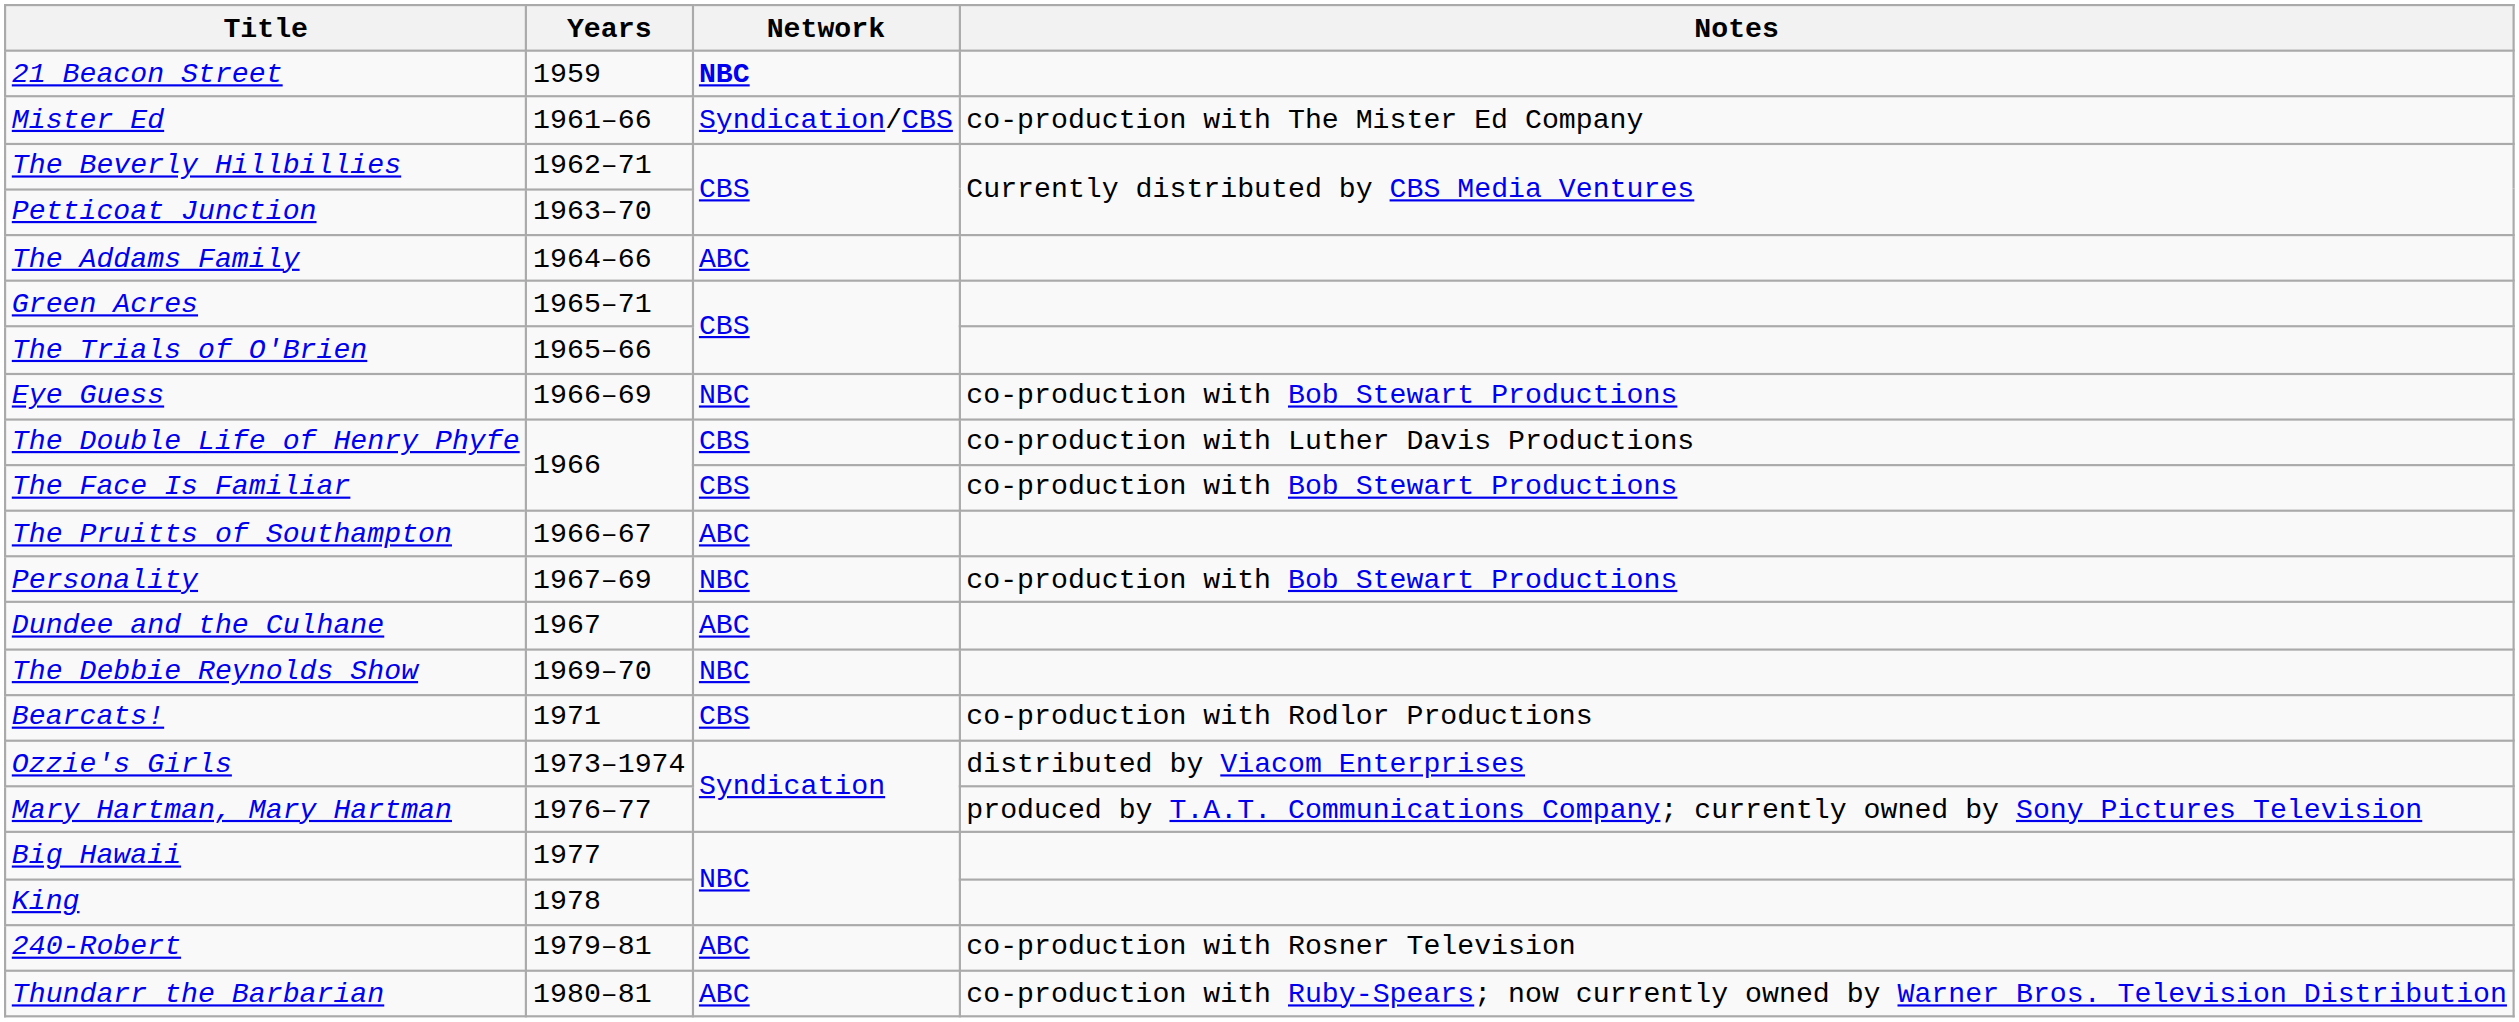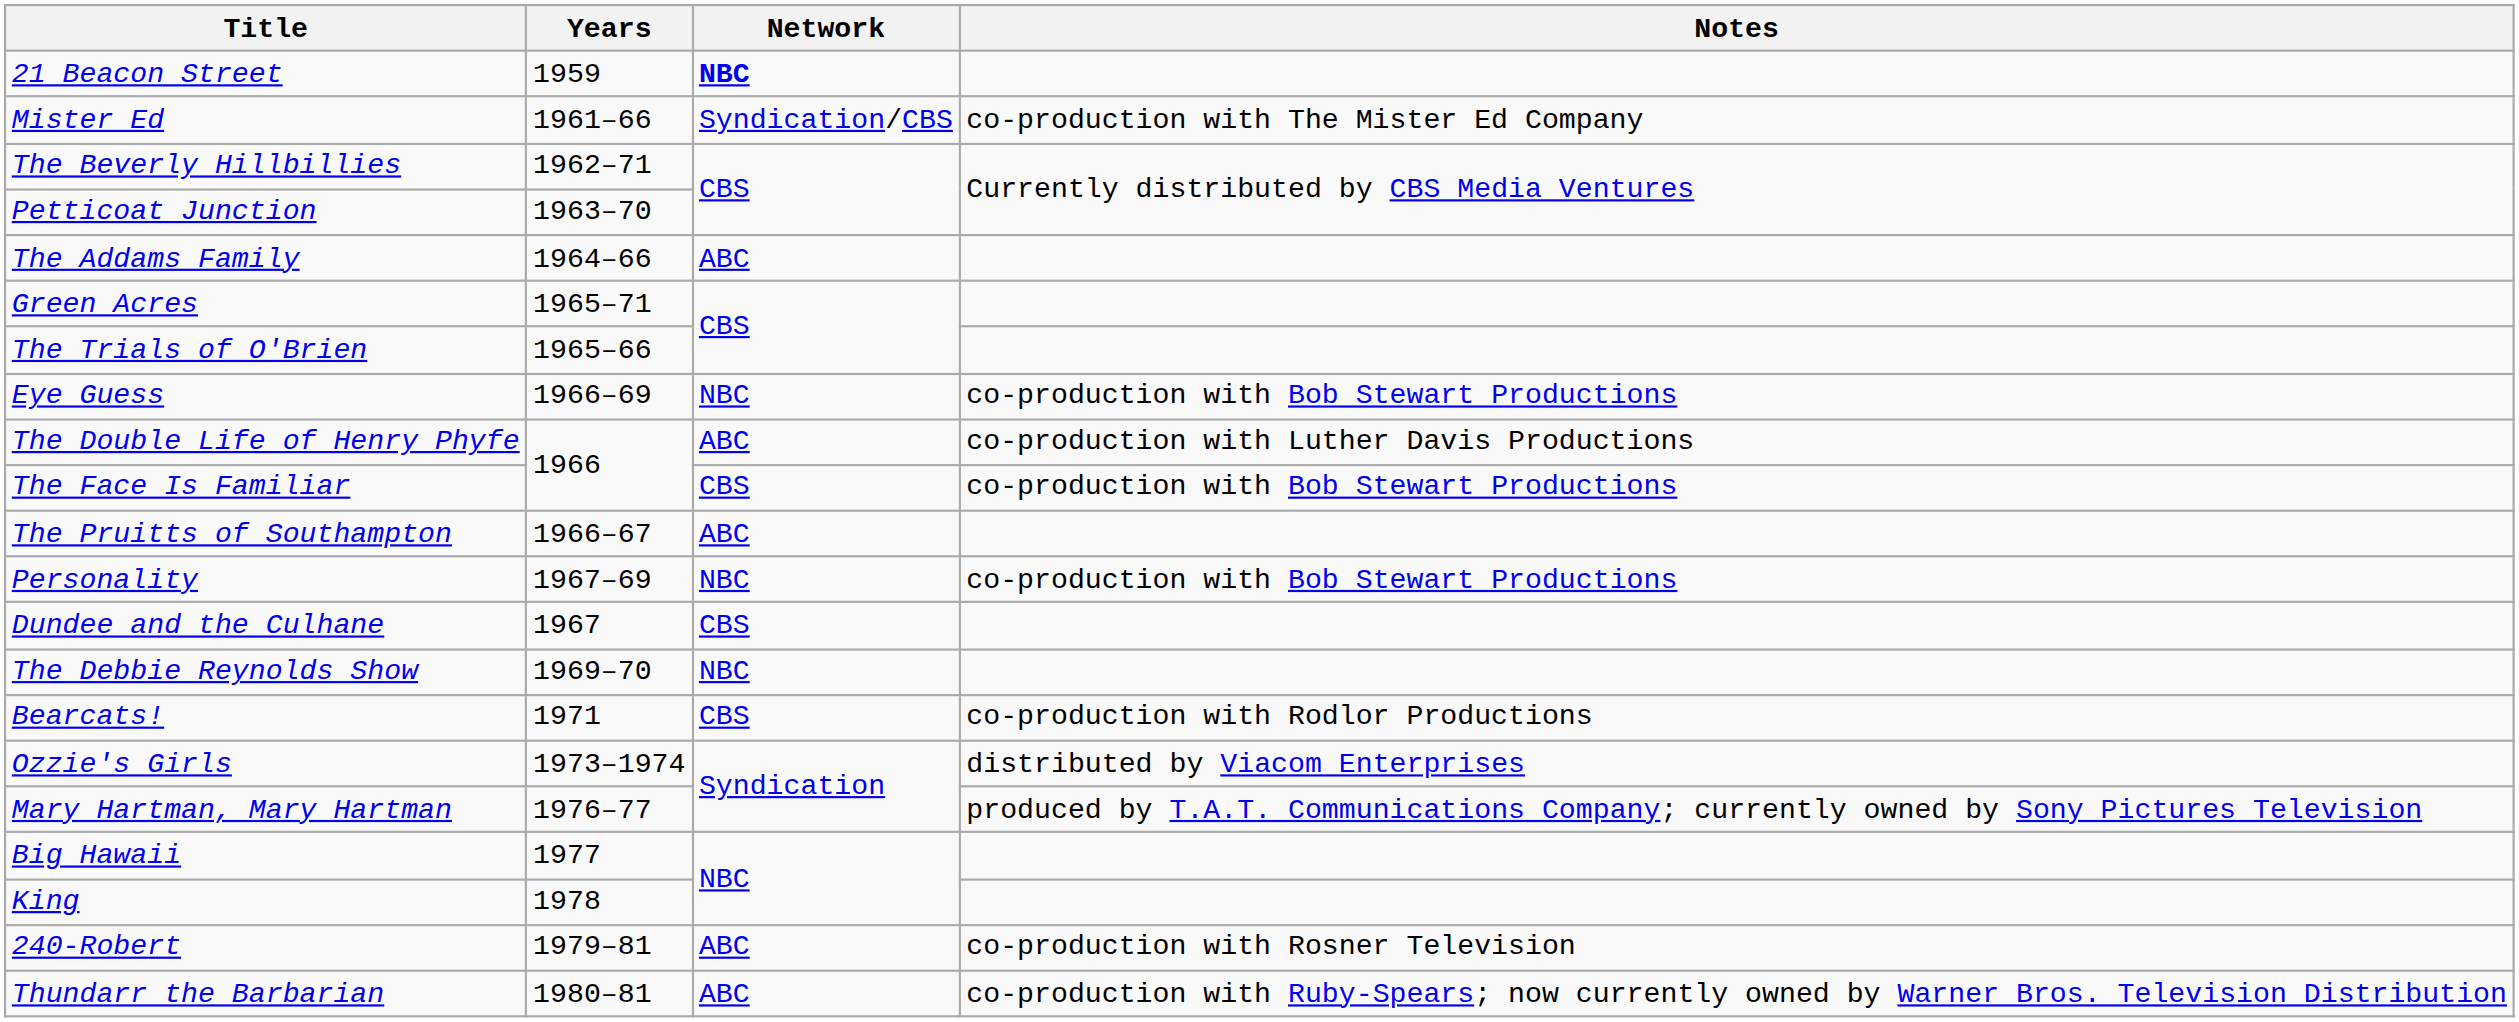(724, 442) CBS -> (724, 442) ABC
(724, 626) ABC -> (724, 626) CBS
